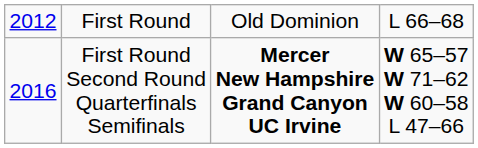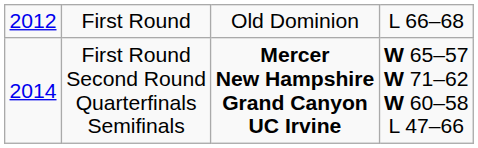(33, 90) 2016 -> (33, 90) 2014
